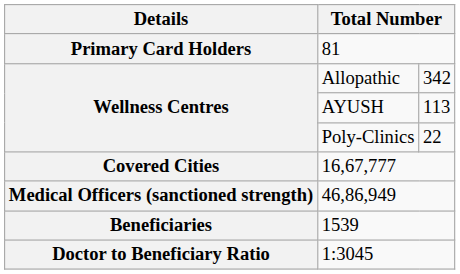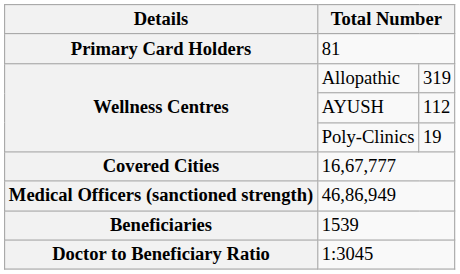(437, 78) 342 -> (437, 78) 319
(437, 107) 113 -> (437, 107) 112
(432, 136) 22 -> (432, 136) 19
